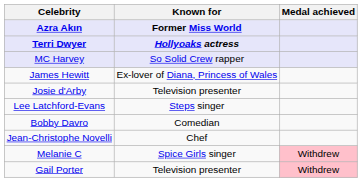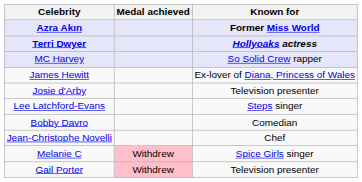columns swapped: (197, 12) <-> (318, 12)
